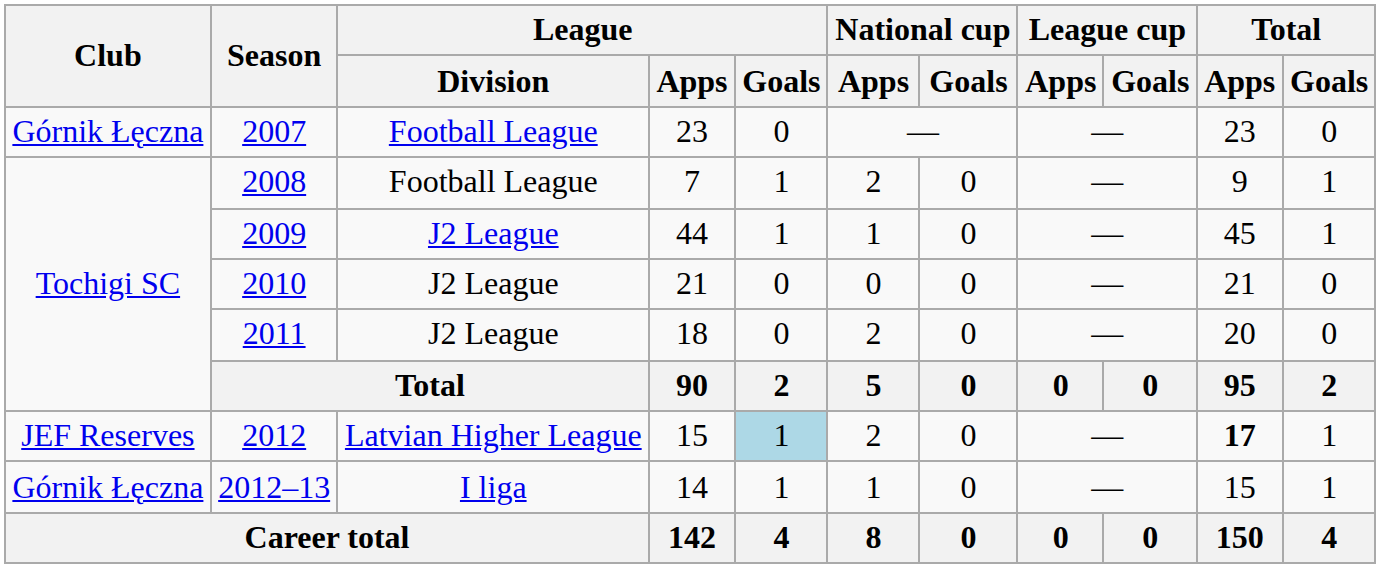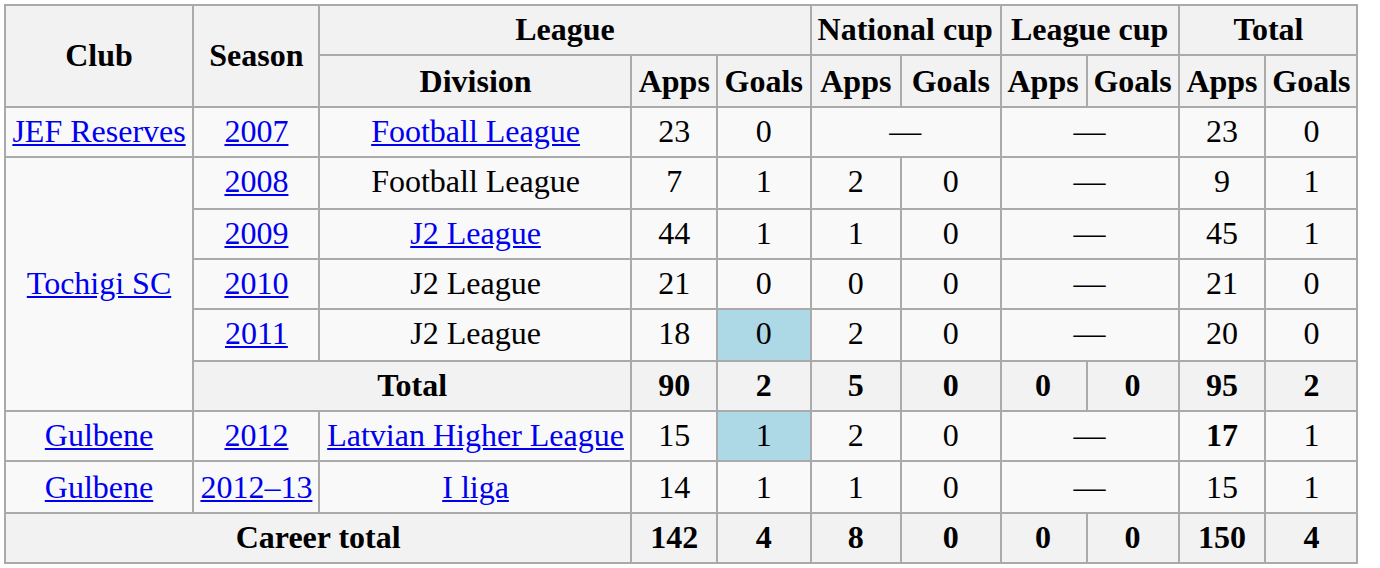(108, 131) Górnik Łęczna -> (99, 131) JEF Reserves
(781, 334) no background -> (764, 334) lightblue background
(108, 435) JEF Reserves -> (99, 435) Gulbene
(108, 486) Górnik Łęczna -> (99, 486) Gulbene
